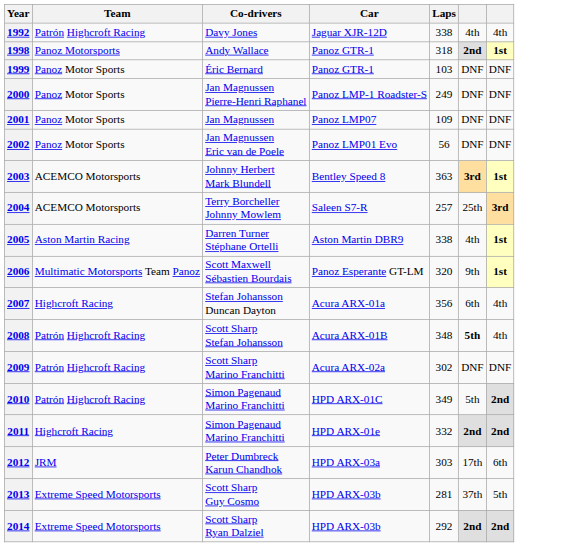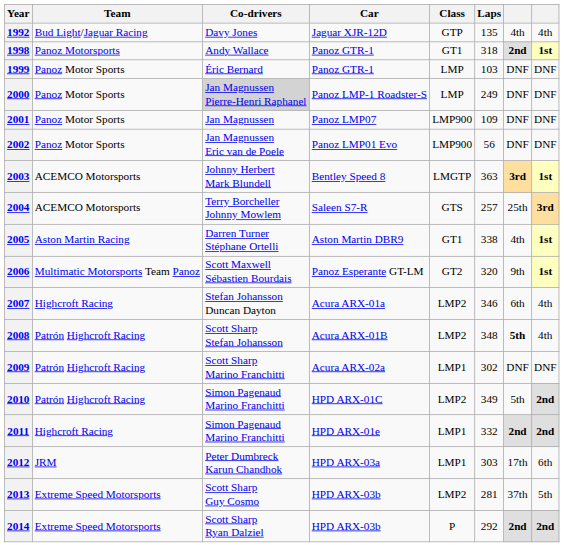+ column: (452, 14)
(90, 32) Patrón Highcroft Racing -> (91, 32) Bud Light/Jaguar Racing
(444, 32) 338 -> (489, 32) 135
(256, 94) no background -> (256, 94) lightgrey background
(444, 304) 356 -> (489, 304) 346
